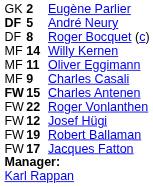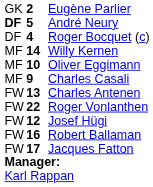(30, 37) 8 -> (30, 37) 4
(33, 65) 11 -> (33, 65) 10
(14, 92) bold -> (14, 92) normal
(33, 92) 15 -> (33, 92) 13
(33, 134) 19 -> (33, 134) 16
